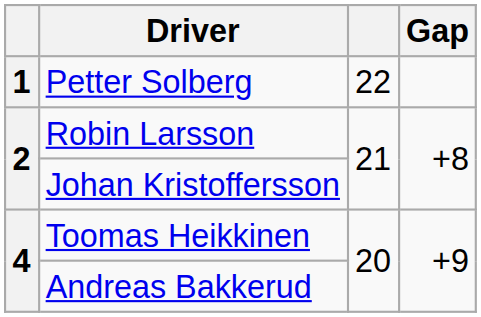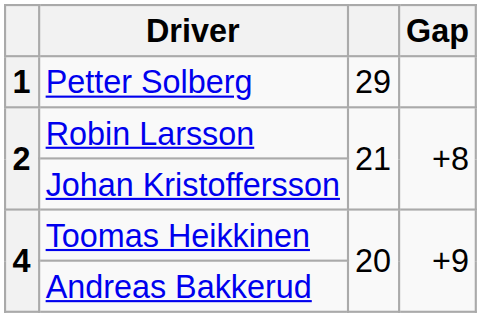(373, 82) 22 -> (373, 82) 29
